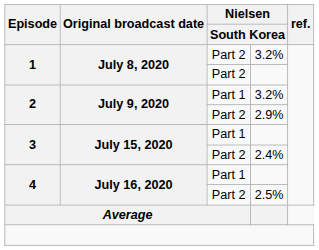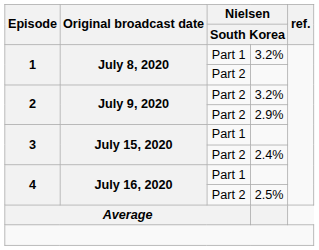(229, 54) Part 2 -> (229, 54) Part 1
(229, 94) Part 1 -> (229, 94) Part 2
